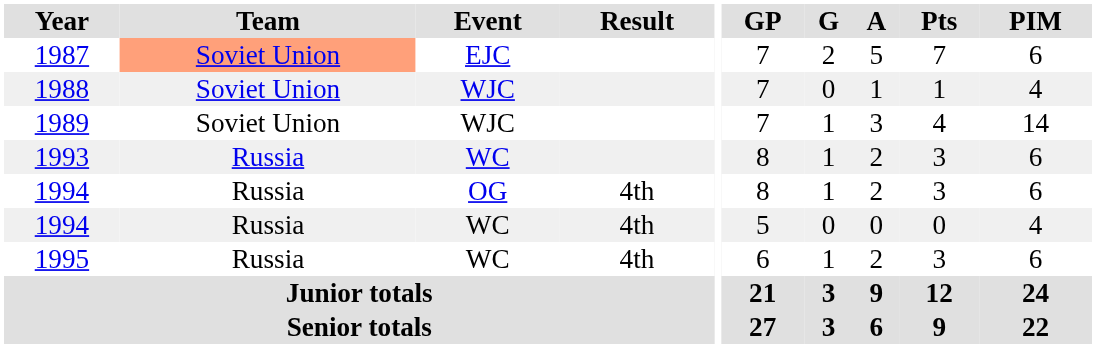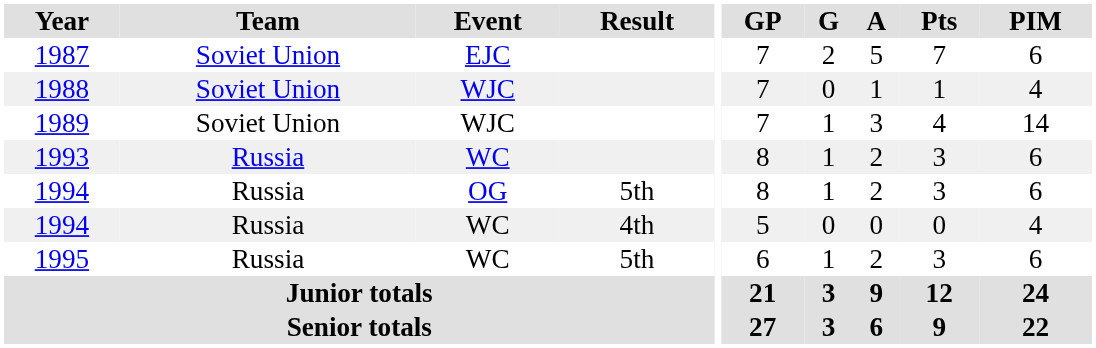(268, 54) lightsalmon background -> (268, 54) no background
(637, 190) 4th -> (637, 190) 5th
(637, 258) 4th -> (637, 258) 5th
